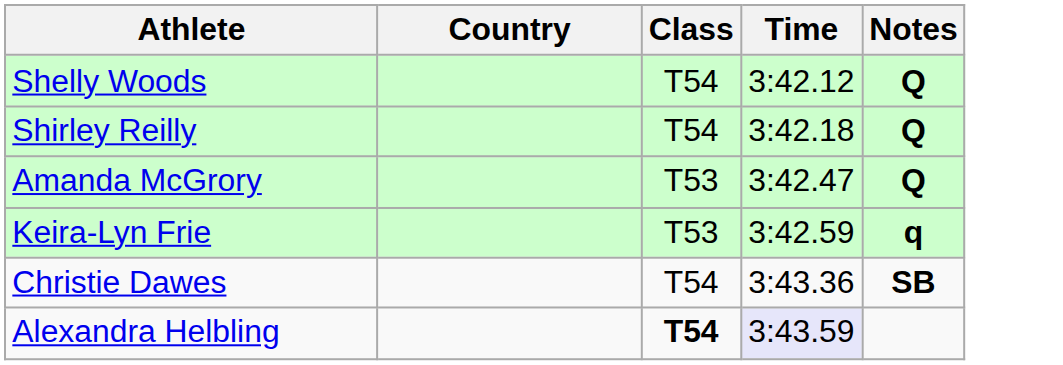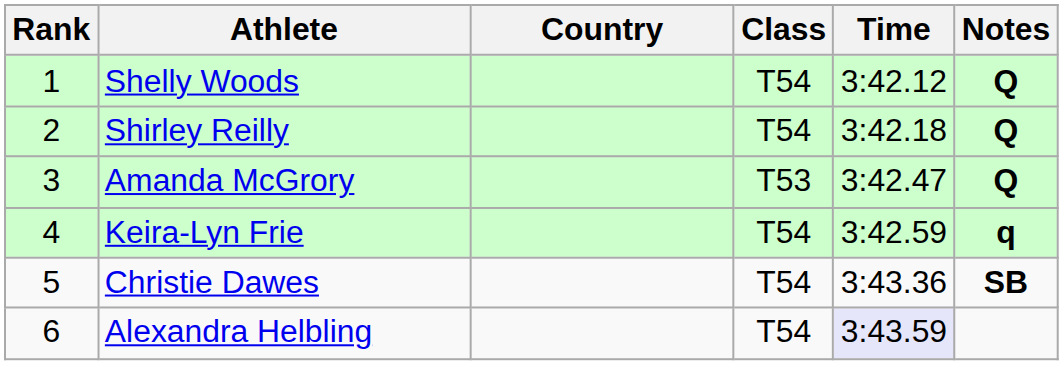+ column: (51, 29)
(691, 231) T53 -> (784, 231) T54
(691, 332) bold -> (784, 332) normal
